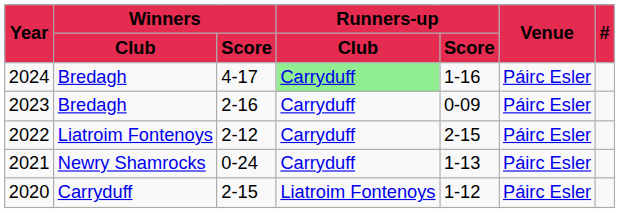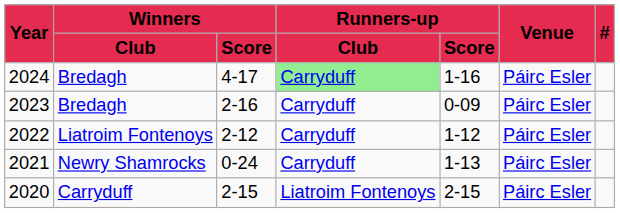(462, 134) 2-15 -> (462, 134) 1-12
(462, 192) 1-12 -> (462, 192) 2-15
